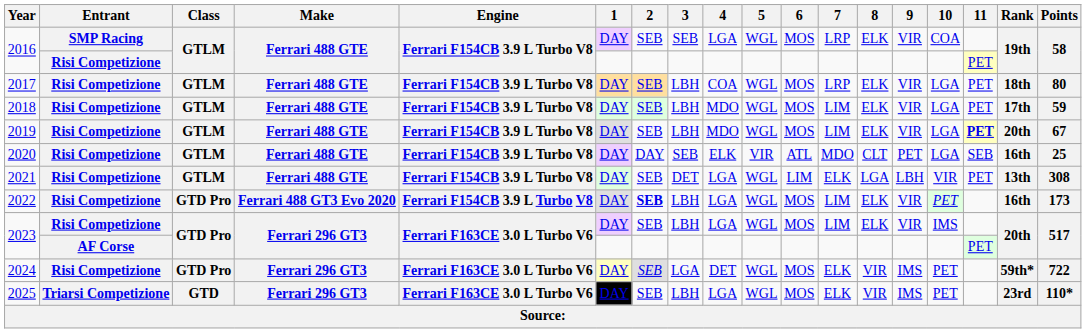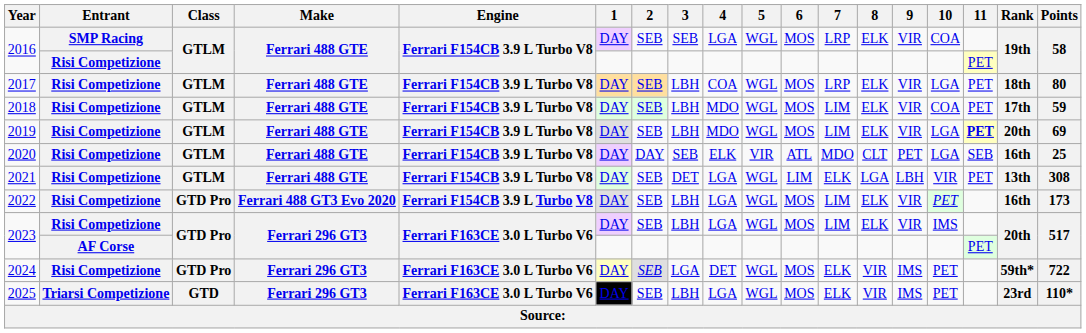(945, 108) LGA -> (945, 108) COA
(1059, 131) 67 -> (1059, 131) 69
(650, 200) bold -> (650, 200) normal
